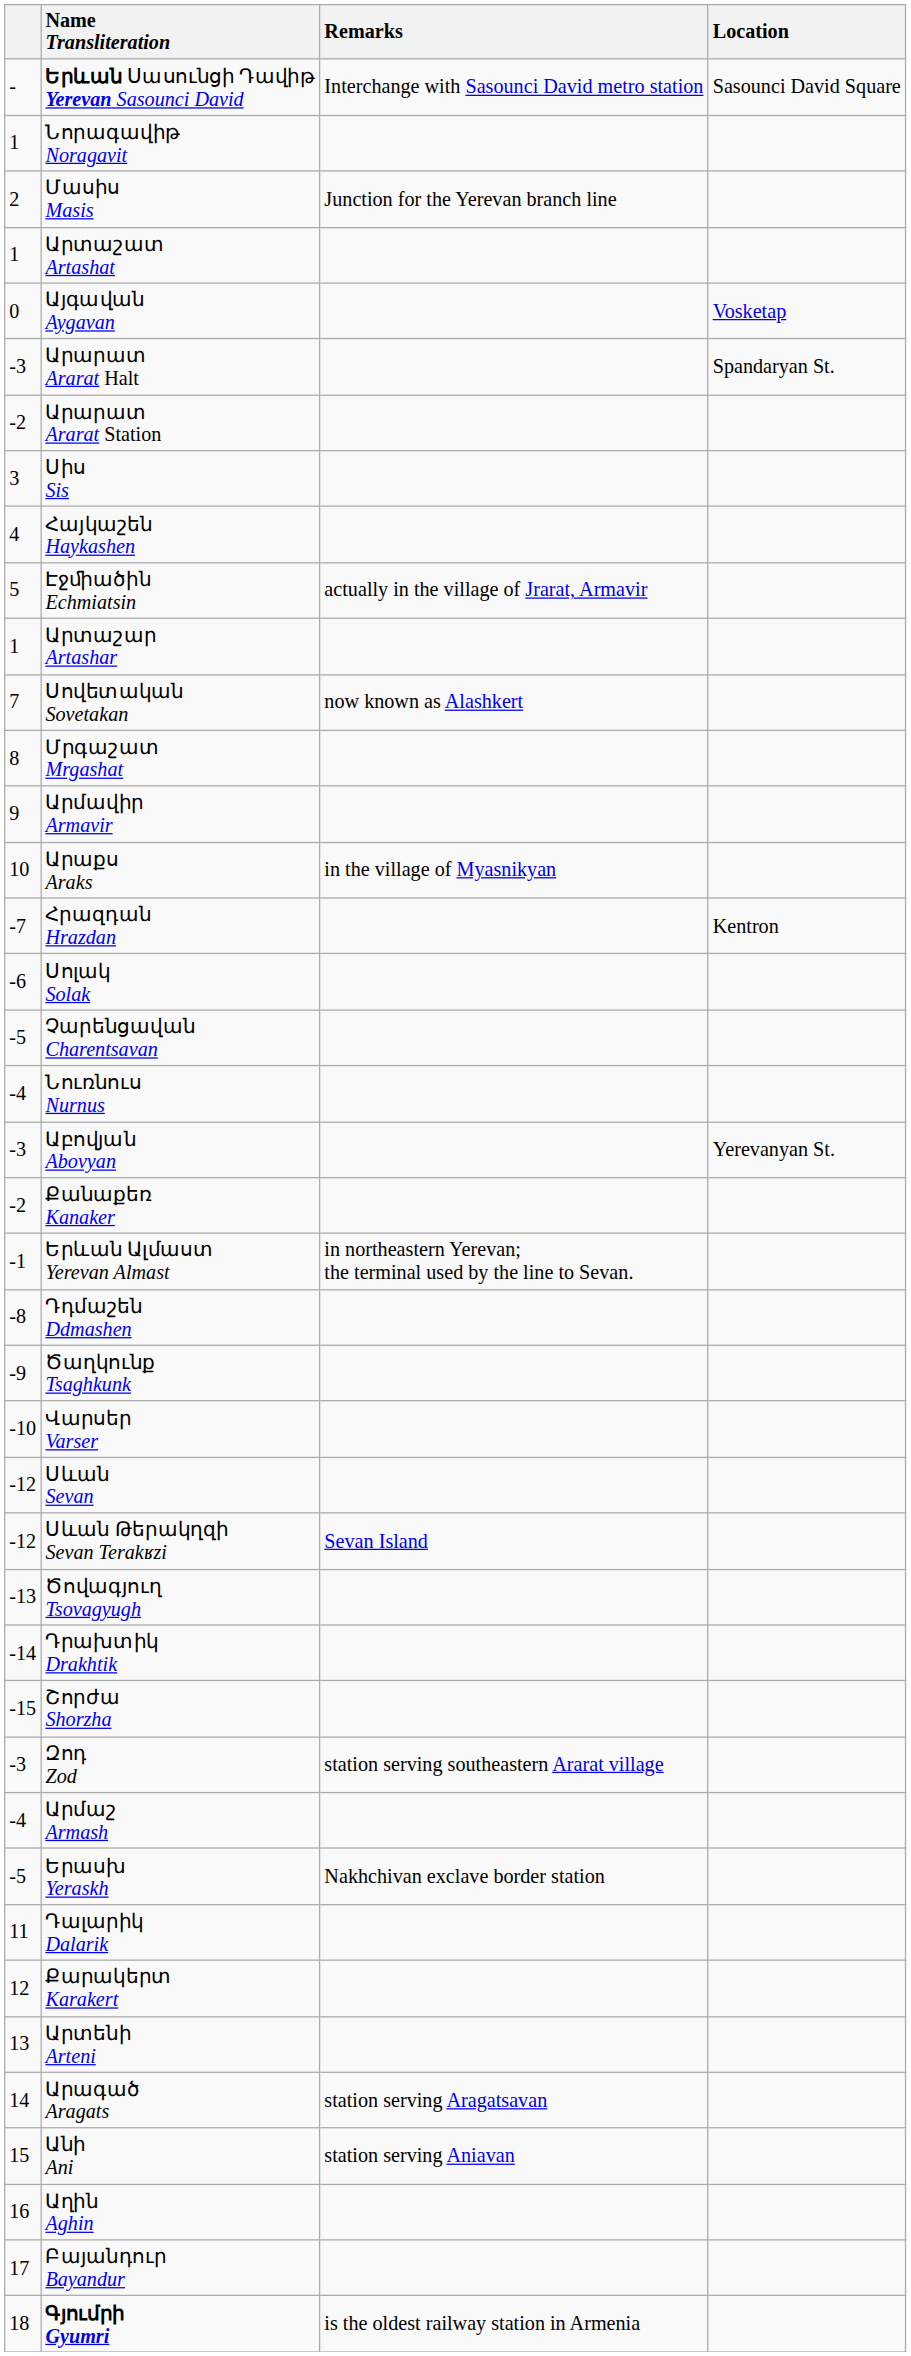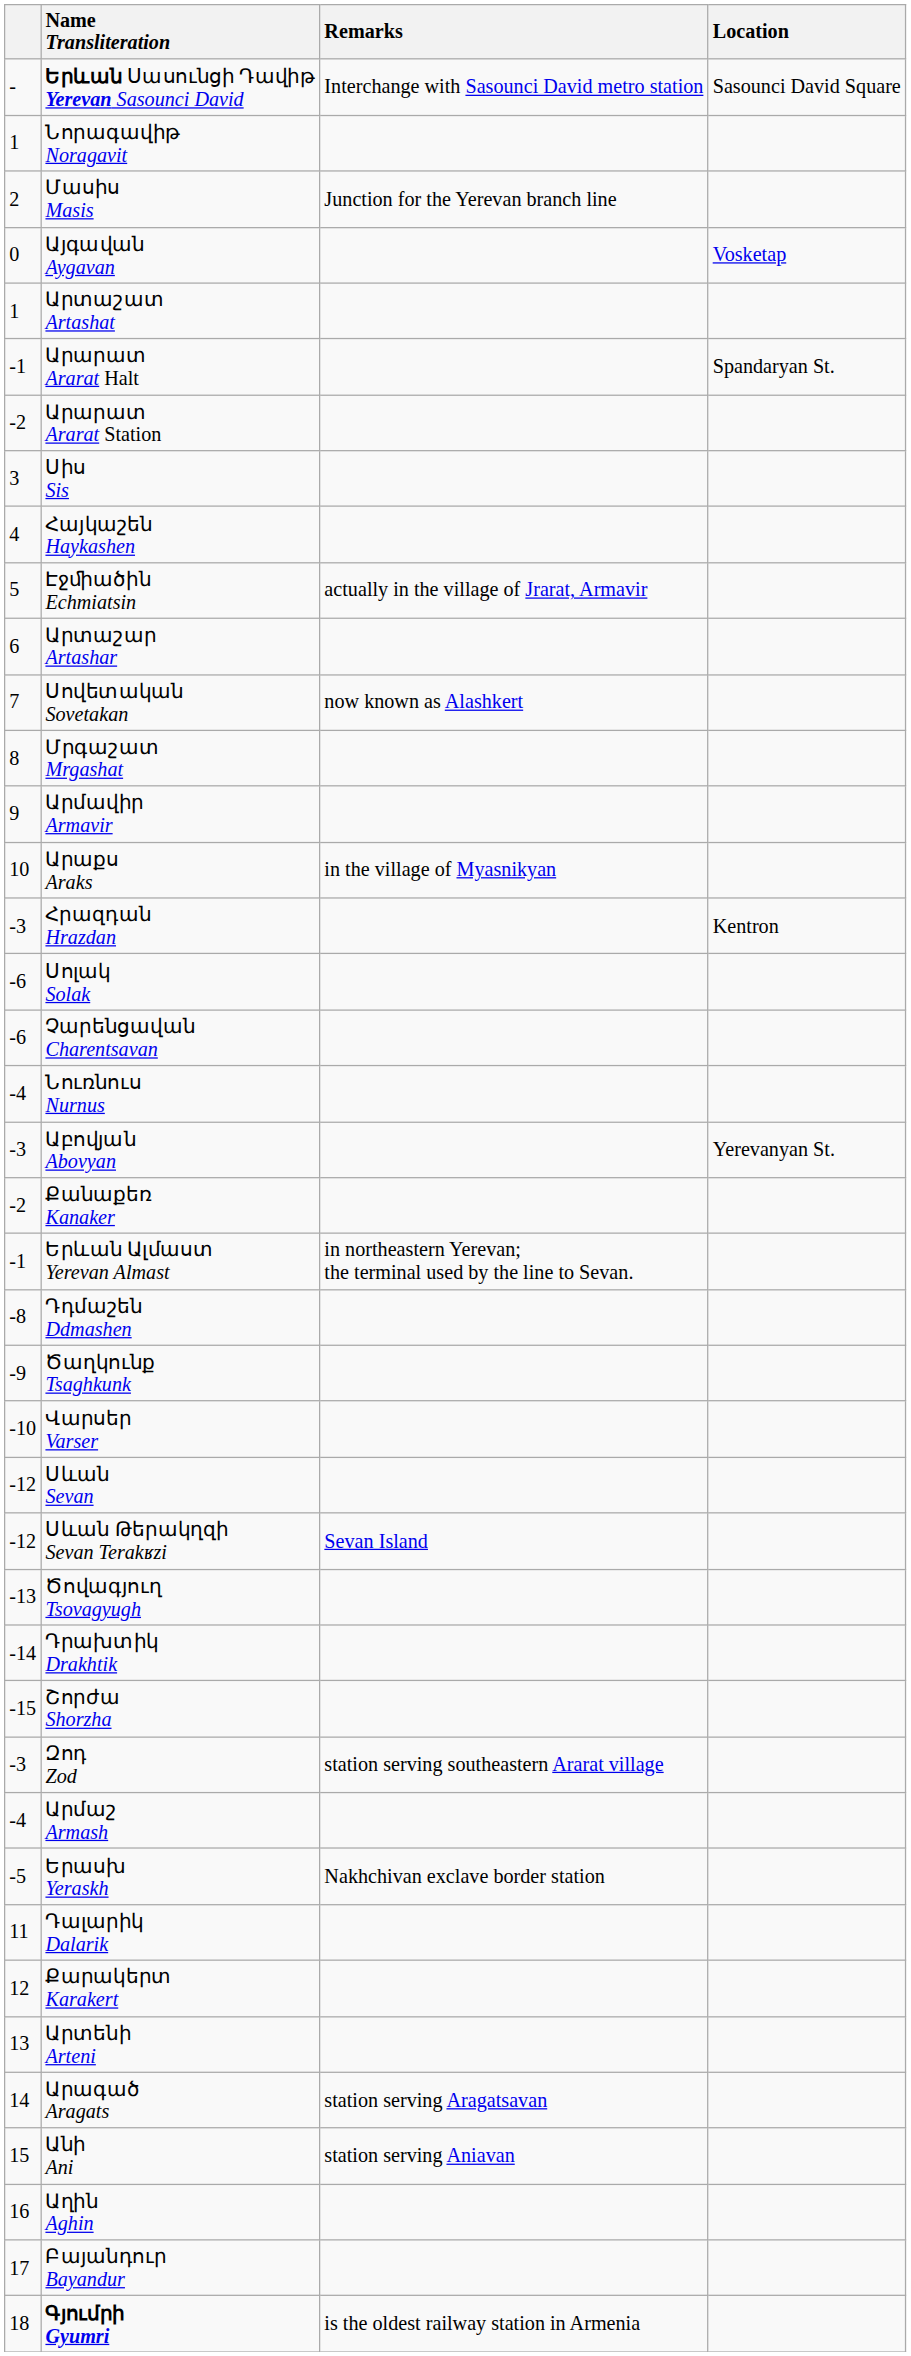rows swapped: (105, 255) <-> (95, 311)
(18, 366) -3 -> (18, 366) -1
(14, 646) 1 -> (14, 646) 6
(18, 925) -7 -> (18, 925) -3
(18, 1037) -5 -> (18, 1037) -6
